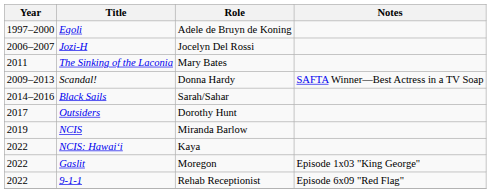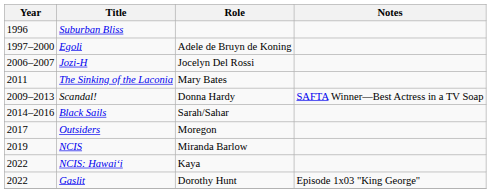+ row: (91, 29)
(207, 113) Dorothy Hunt -> (197, 130) Moregon
(197, 163) Moregon -> (207, 180) Dorothy Hunt
- row: (71, 180)
